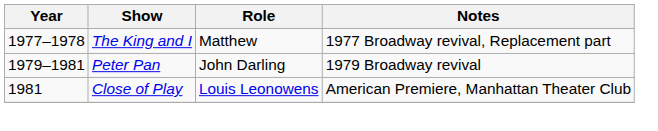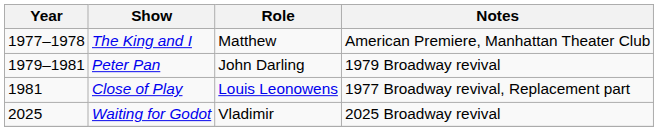(468, 41) 1977 Broadway revival, Replacement part -> (498, 41) American Premiere, Manhattan Theater Club
(478, 89) American Premiere, Manhattan Theater Club -> (488, 89) 1977 Broadway revival, Replacement part
+ row: (152, 114)
